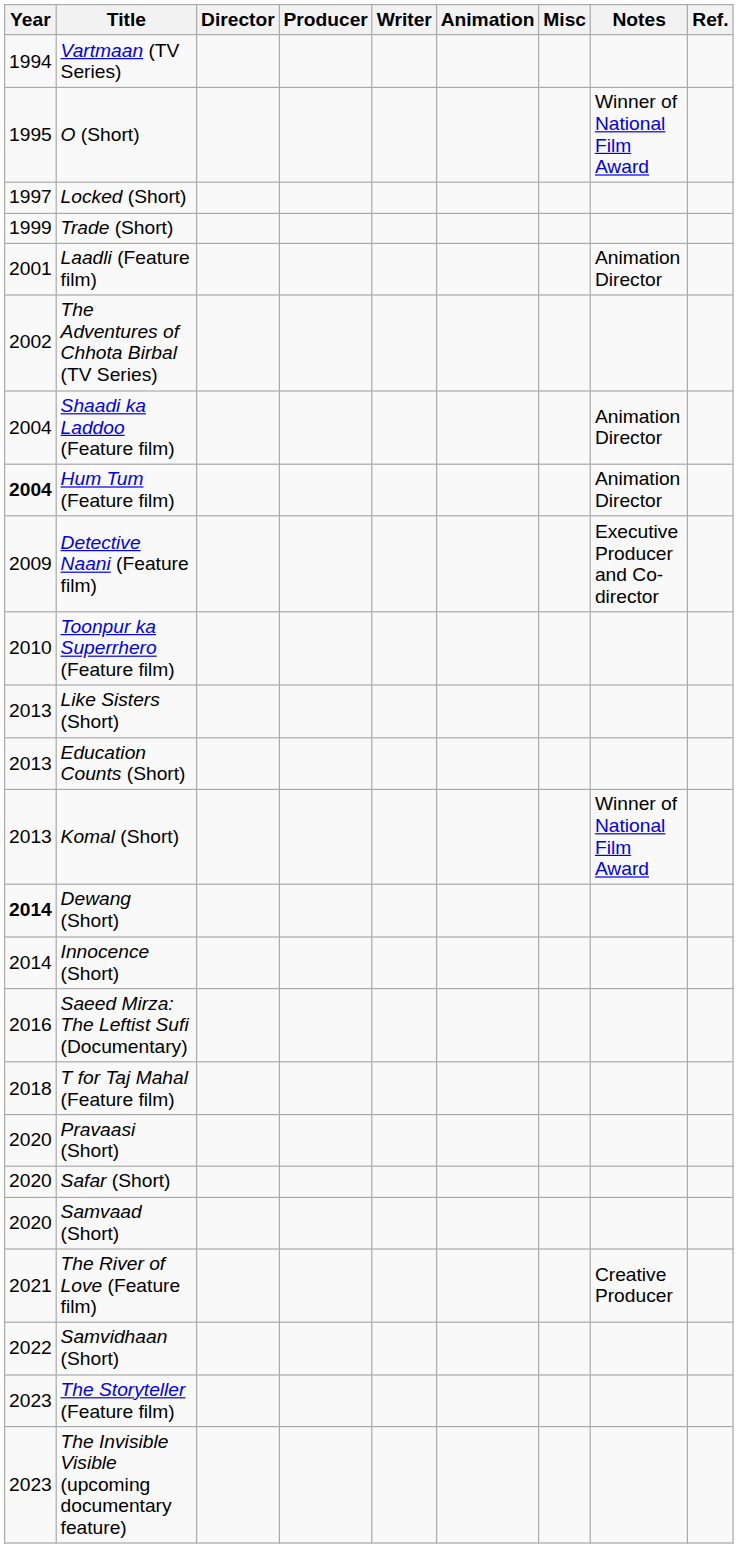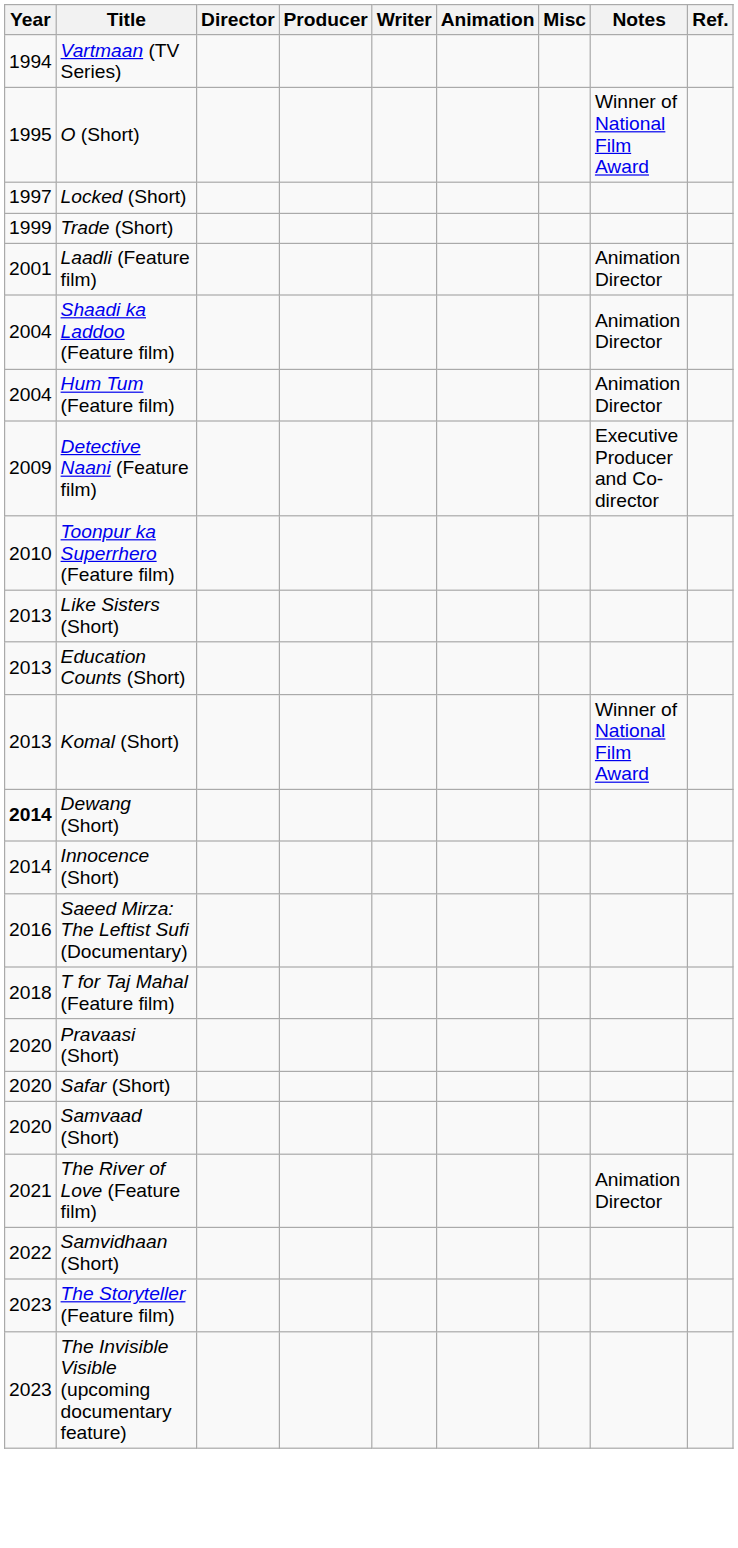- row: (120, 342)
(30, 490) bold -> (30, 394) normal
(634, 1285) Creative Producer -> (638, 1190) Animation Director
